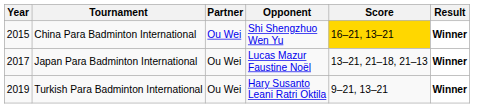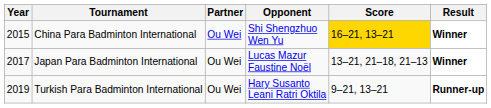(450, 90) Winner -> (458, 90) Runner-up
